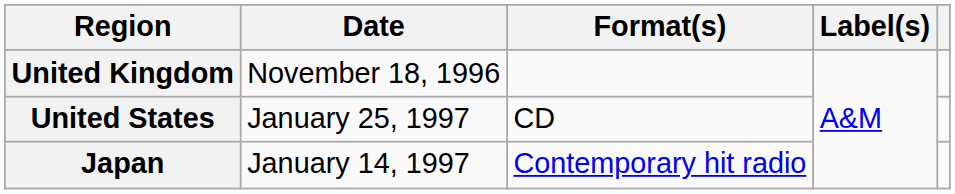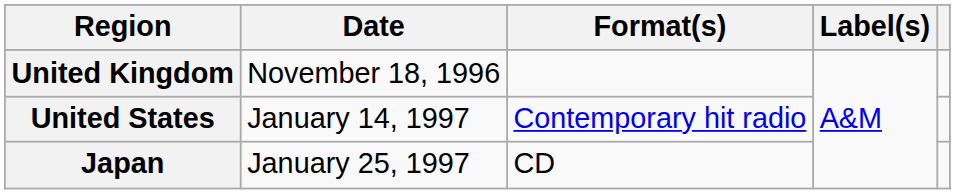(358, 118) January 25, 1997 -> (358, 118) January 14, 1997
(534, 118) CD -> (660, 118) Contemporary hit radio
(358, 164) January 14, 1997 -> (358, 164) January 25, 1997
(660, 164) Contemporary hit radio -> (534, 164) CD
